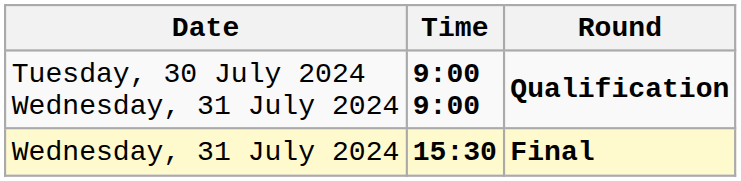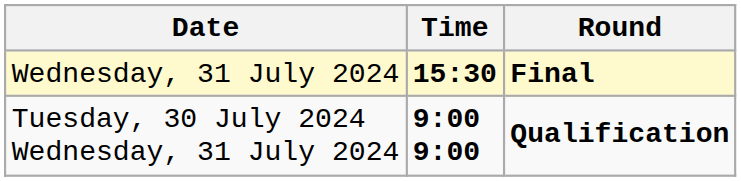rows swapped: (206, 90) <-> (206, 152)
